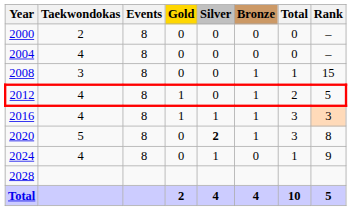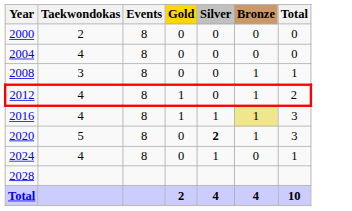- column: (328, 14)
(256, 116) no background -> (256, 116) khaki background
